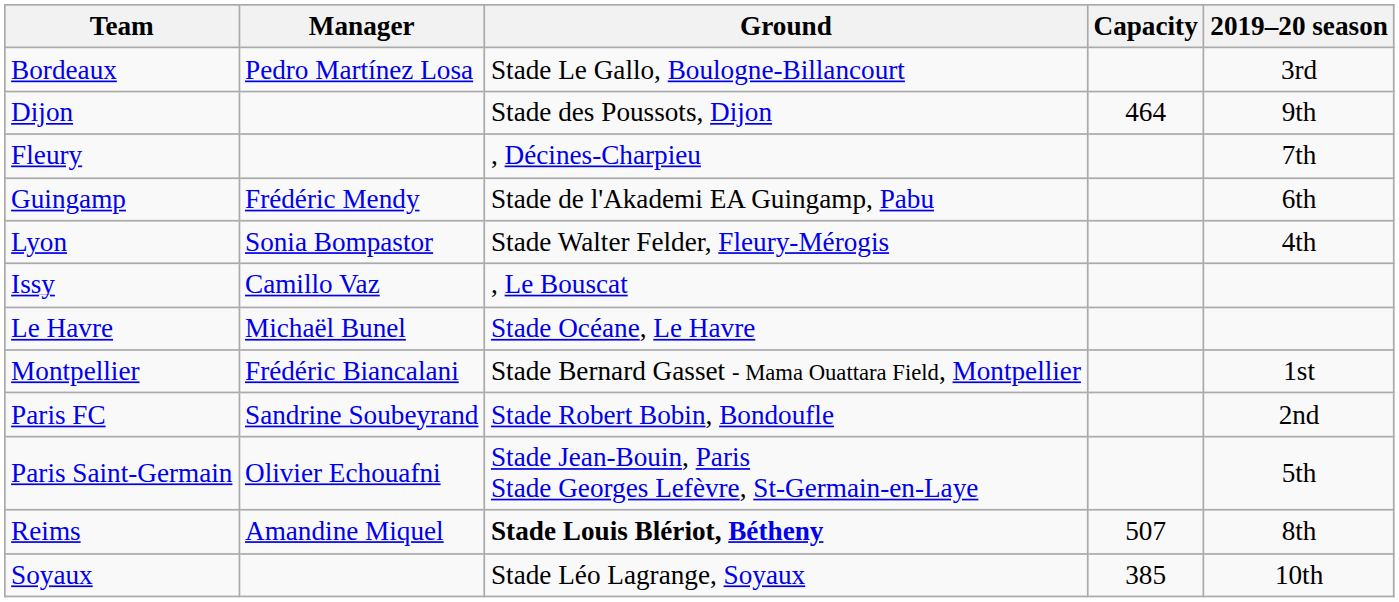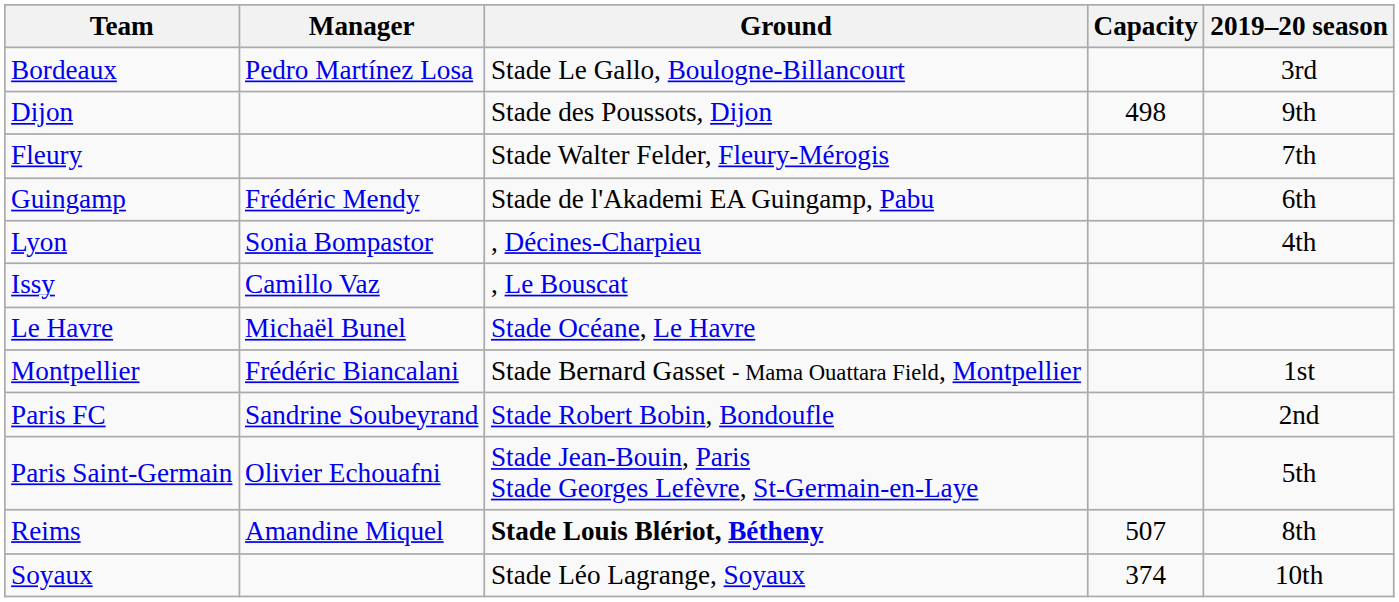(1146, 112) 464 -> (1146, 112) 498
(596, 155) , Décines-Charpieu -> (690, 155) Stade Walter Felder, Fleury-Mérogis
(690, 241) Stade Walter Felder, Fleury-Mérogis -> (596, 241) , Décines-Charpieu
(1146, 574) 385 -> (1146, 574) 374
